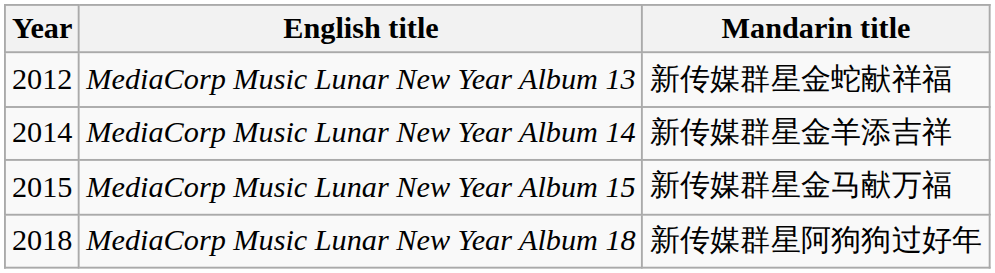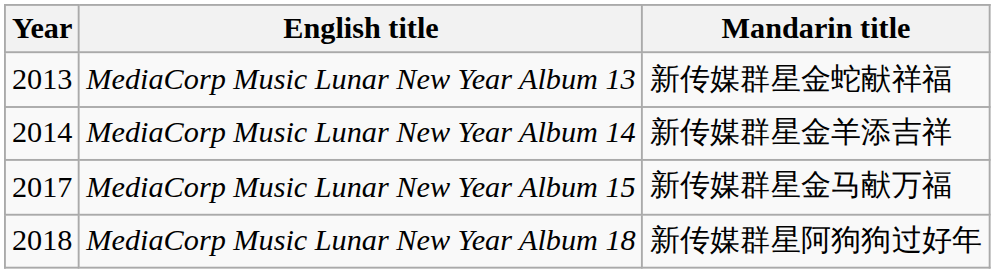(42, 79) 2012 -> (42, 79) 2013
(42, 186) 2015 -> (42, 186) 2017
